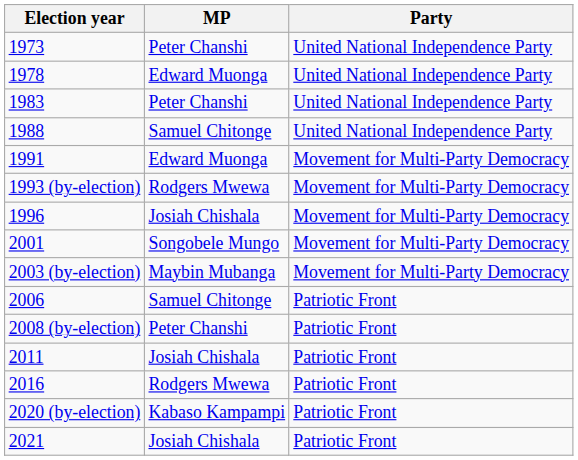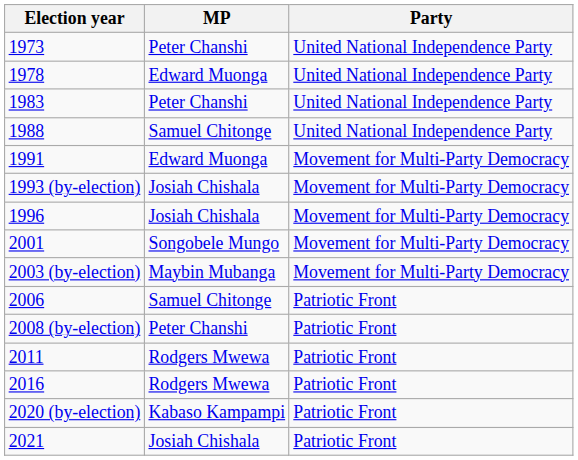(209, 187) Rodgers Mwewa -> (204, 187) Josiah Chishala
(204, 356) Josiah Chishala -> (209, 356) Rodgers Mwewa
